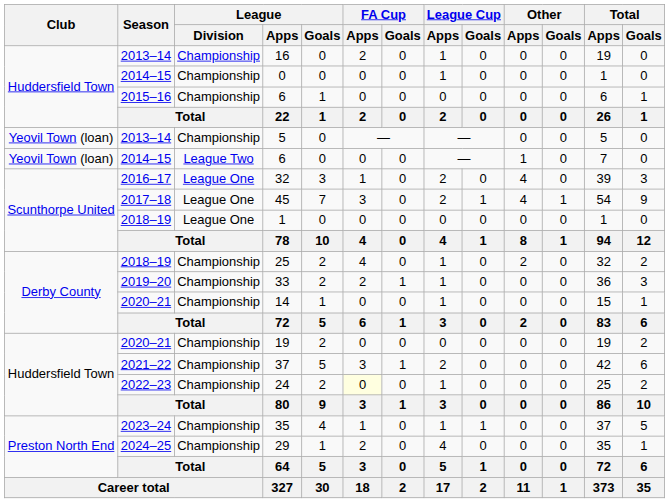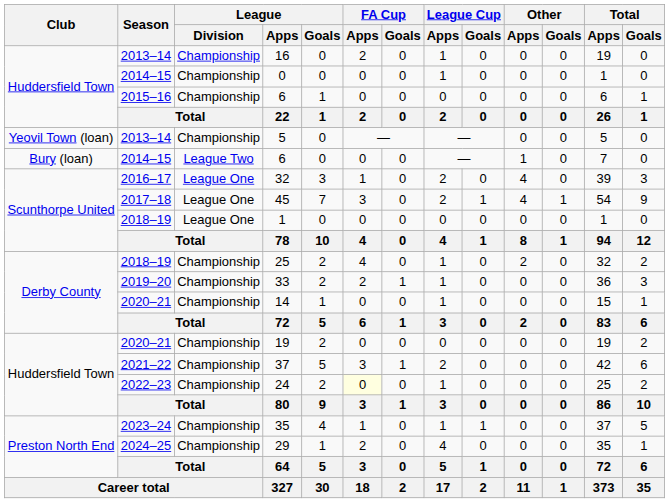(61, 158) Yeovil Town (loan) -> (61, 158) Bury (loan)
